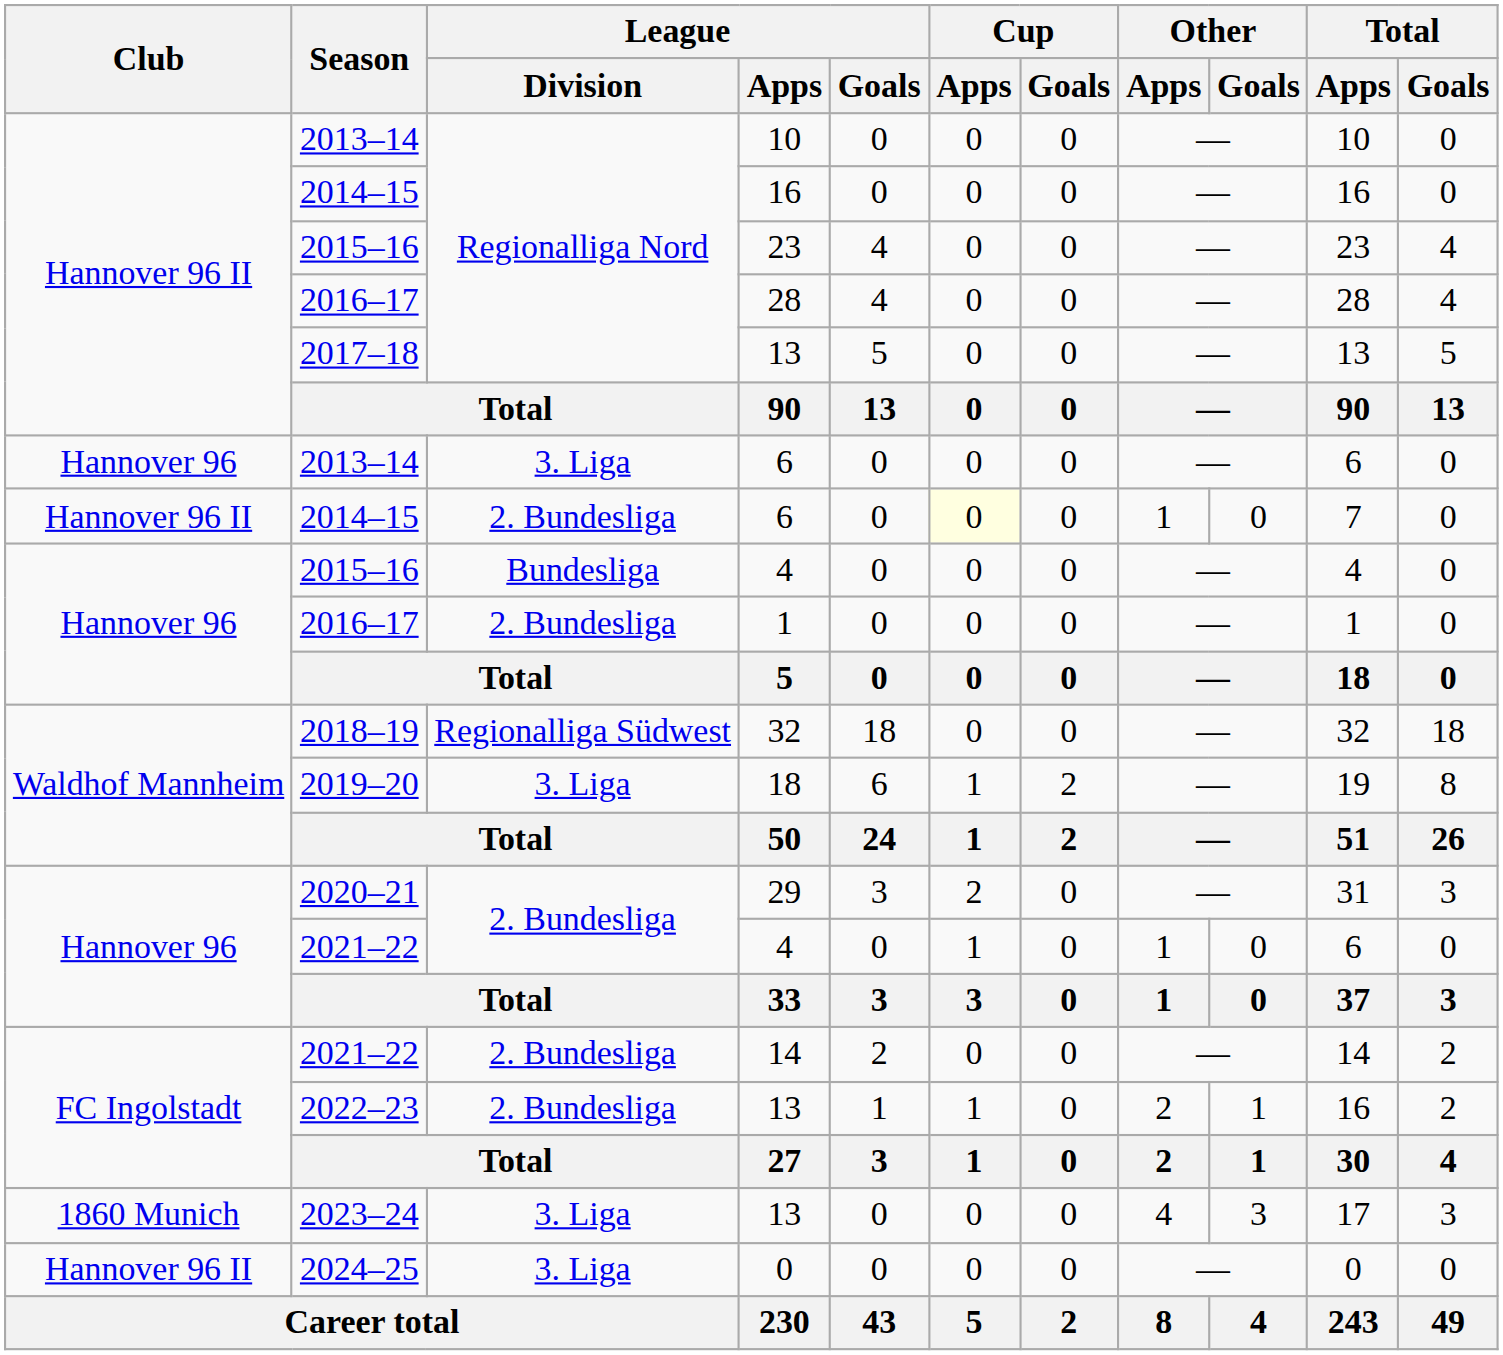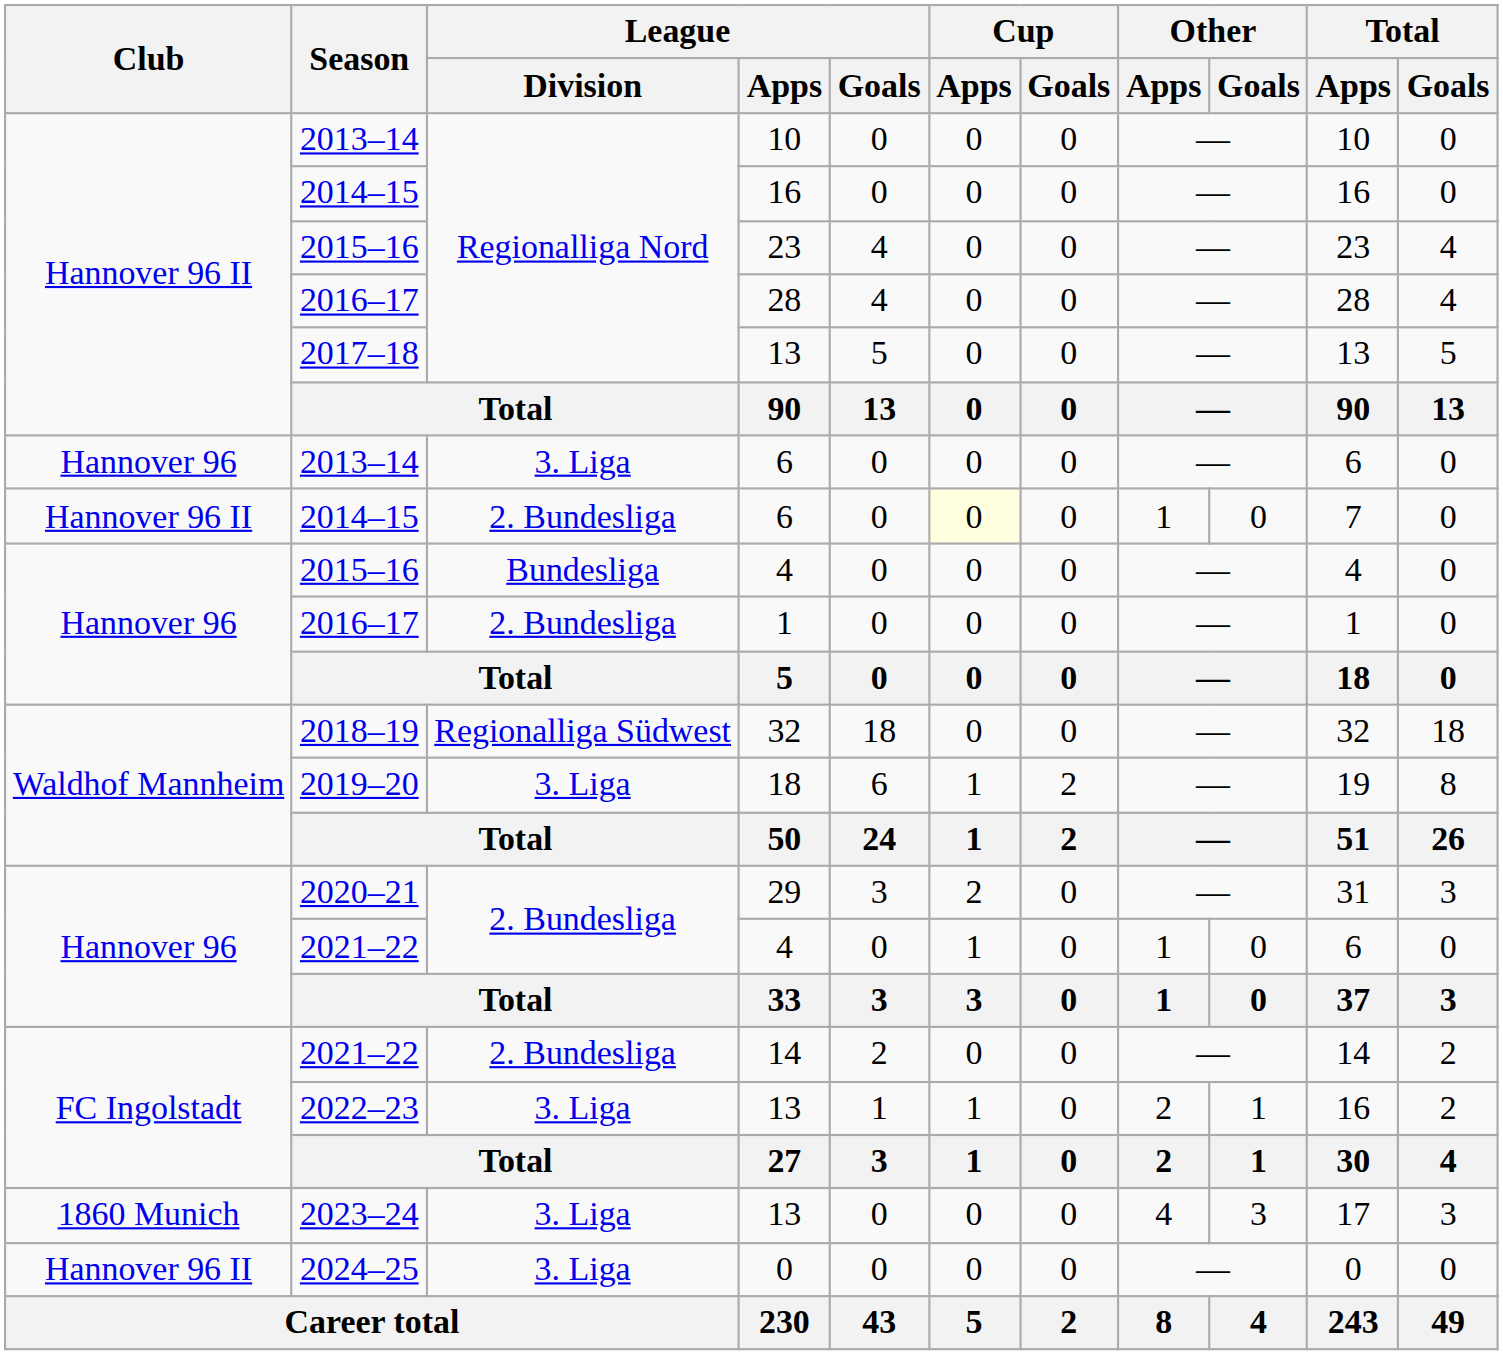(583, 1107) 2. Bundesliga -> (583, 1107) 3. Liga
